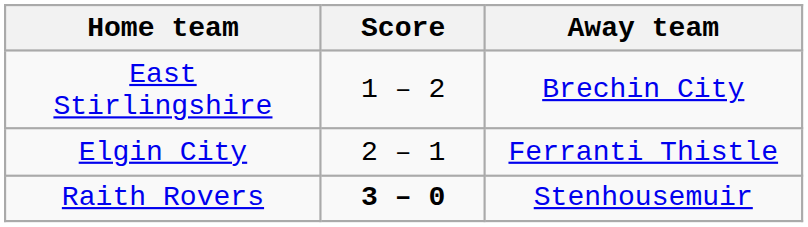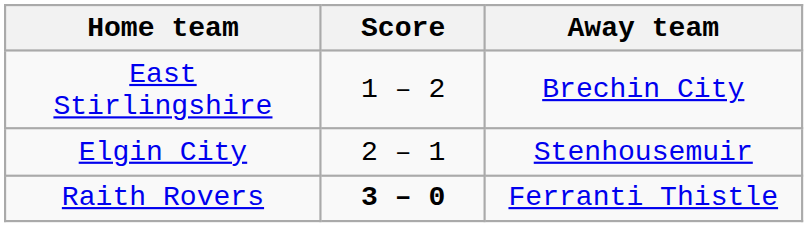(643, 152) Ferranti Thistle -> (643, 152) Stenhousemuir
(643, 198) Stenhousemuir -> (643, 198) Ferranti Thistle
